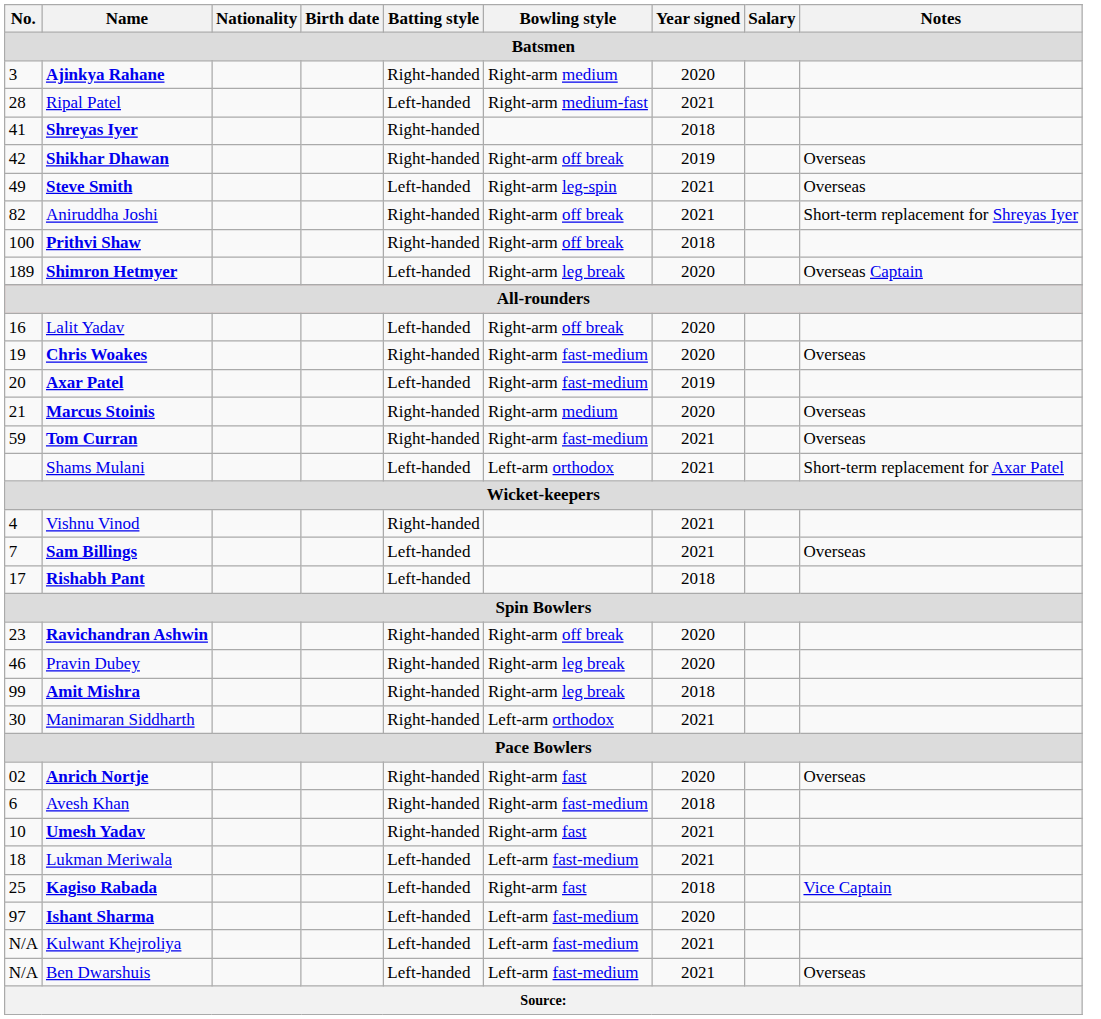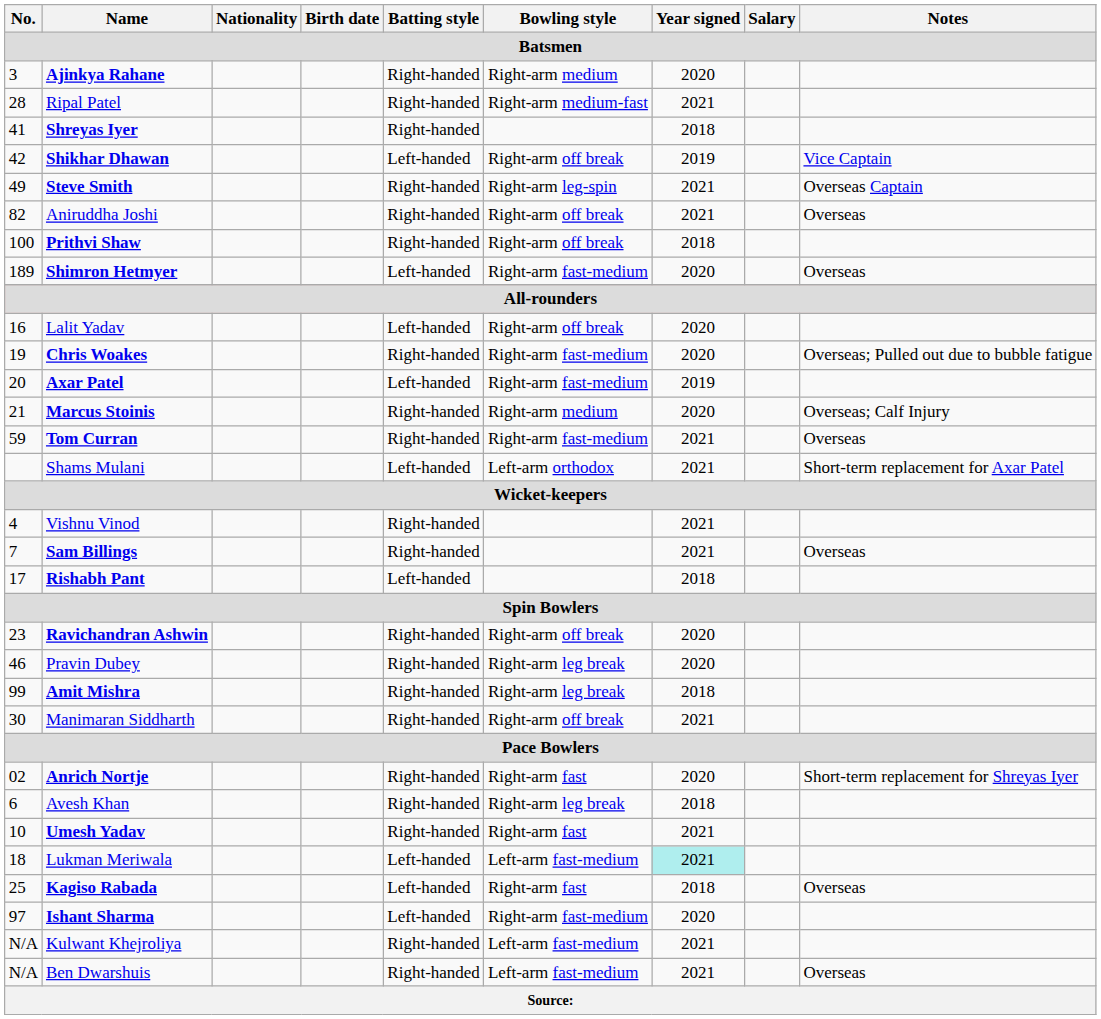(429, 102) Left-handed -> (434, 102) Right-handed
(434, 158) Right-handed -> (429, 158) Left-handed
(835, 158) Overseas -> (848, 158) Vice Captain
(429, 186) Left-handed -> (434, 186) Right-handed
(835, 186) Overseas -> (863, 186) Overseas Captain
(941, 214) Short-term replacement for Shreyas Iyer -> (835, 214) Overseas
(556, 270) Right-arm leg break -> (568, 270) Right-arm fast-medium
(863, 270) Overseas Captain -> (835, 270) Overseas
(835, 354) Overseas -> (948, 354) Overseas; Pulled out due to bubble fatigue
(835, 410) Overseas -> (877, 410) Overseas; Calf Injury
(429, 551) Left-handed -> (434, 551) Right-handed
(551, 719) Left-arm orthodox -> (556, 719) Right-arm off break
(835, 775) Overseas -> (941, 775) Short-term replacement for Shreyas Iyer
(568, 803) Right-arm fast-medium -> (556, 803) Right-arm leg break
(698, 859) no background -> (698, 859) paleturquoise background
(848, 887) Vice Captain -> (835, 887) Overseas
(563, 915) Left-arm fast-medium -> (568, 915) Right-arm fast-medium
(429, 943) Left-handed -> (434, 943) Right-handed
(429, 971) Left-handed -> (434, 971) Right-handed
